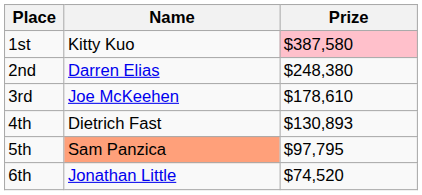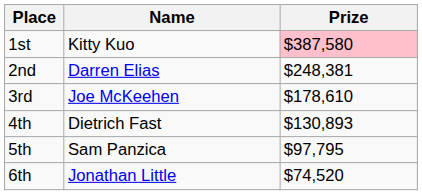(318, 70) $248,380 -> (318, 70) $248,381
(117, 149) lightsalmon background -> (117, 149) no background
